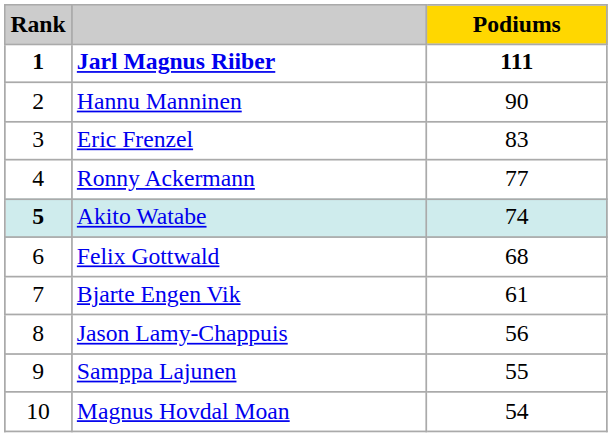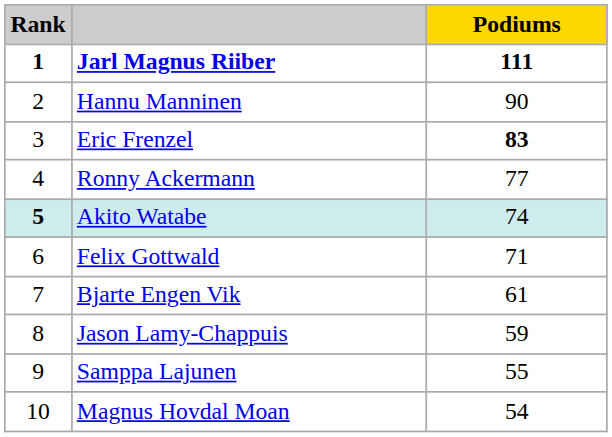(517, 139) normal -> (517, 139) bold
(517, 255) 68 -> (517, 255) 71
(517, 333) 56 -> (517, 333) 59
